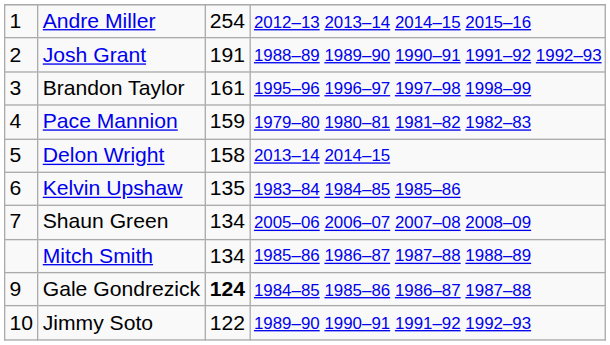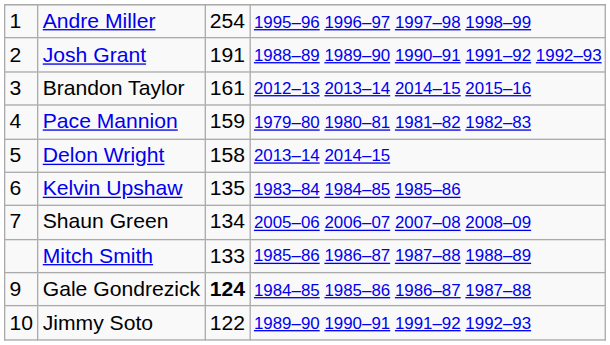(393, 21) 2012–13 2013–14 2014–15 2015–16 -> (393, 21) 1995–96 1996–97 1997–98 1998–99
(393, 88) 1995–96 1996–97 1997–98 1998–99 -> (393, 88) 2012–13 2013–14 2014–15 2015–16
(227, 255) 134 -> (227, 255) 133
